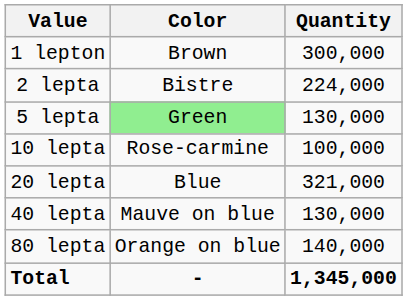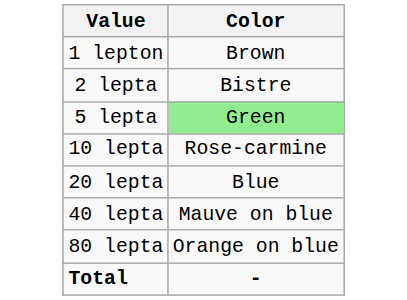- column: (343, 21)
